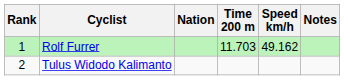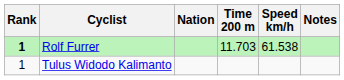(22, 46) normal -> (22, 46) bold
(280, 46) 49.162 -> (280, 46) 61.538
(22, 65) 2 -> (22, 65) 1
